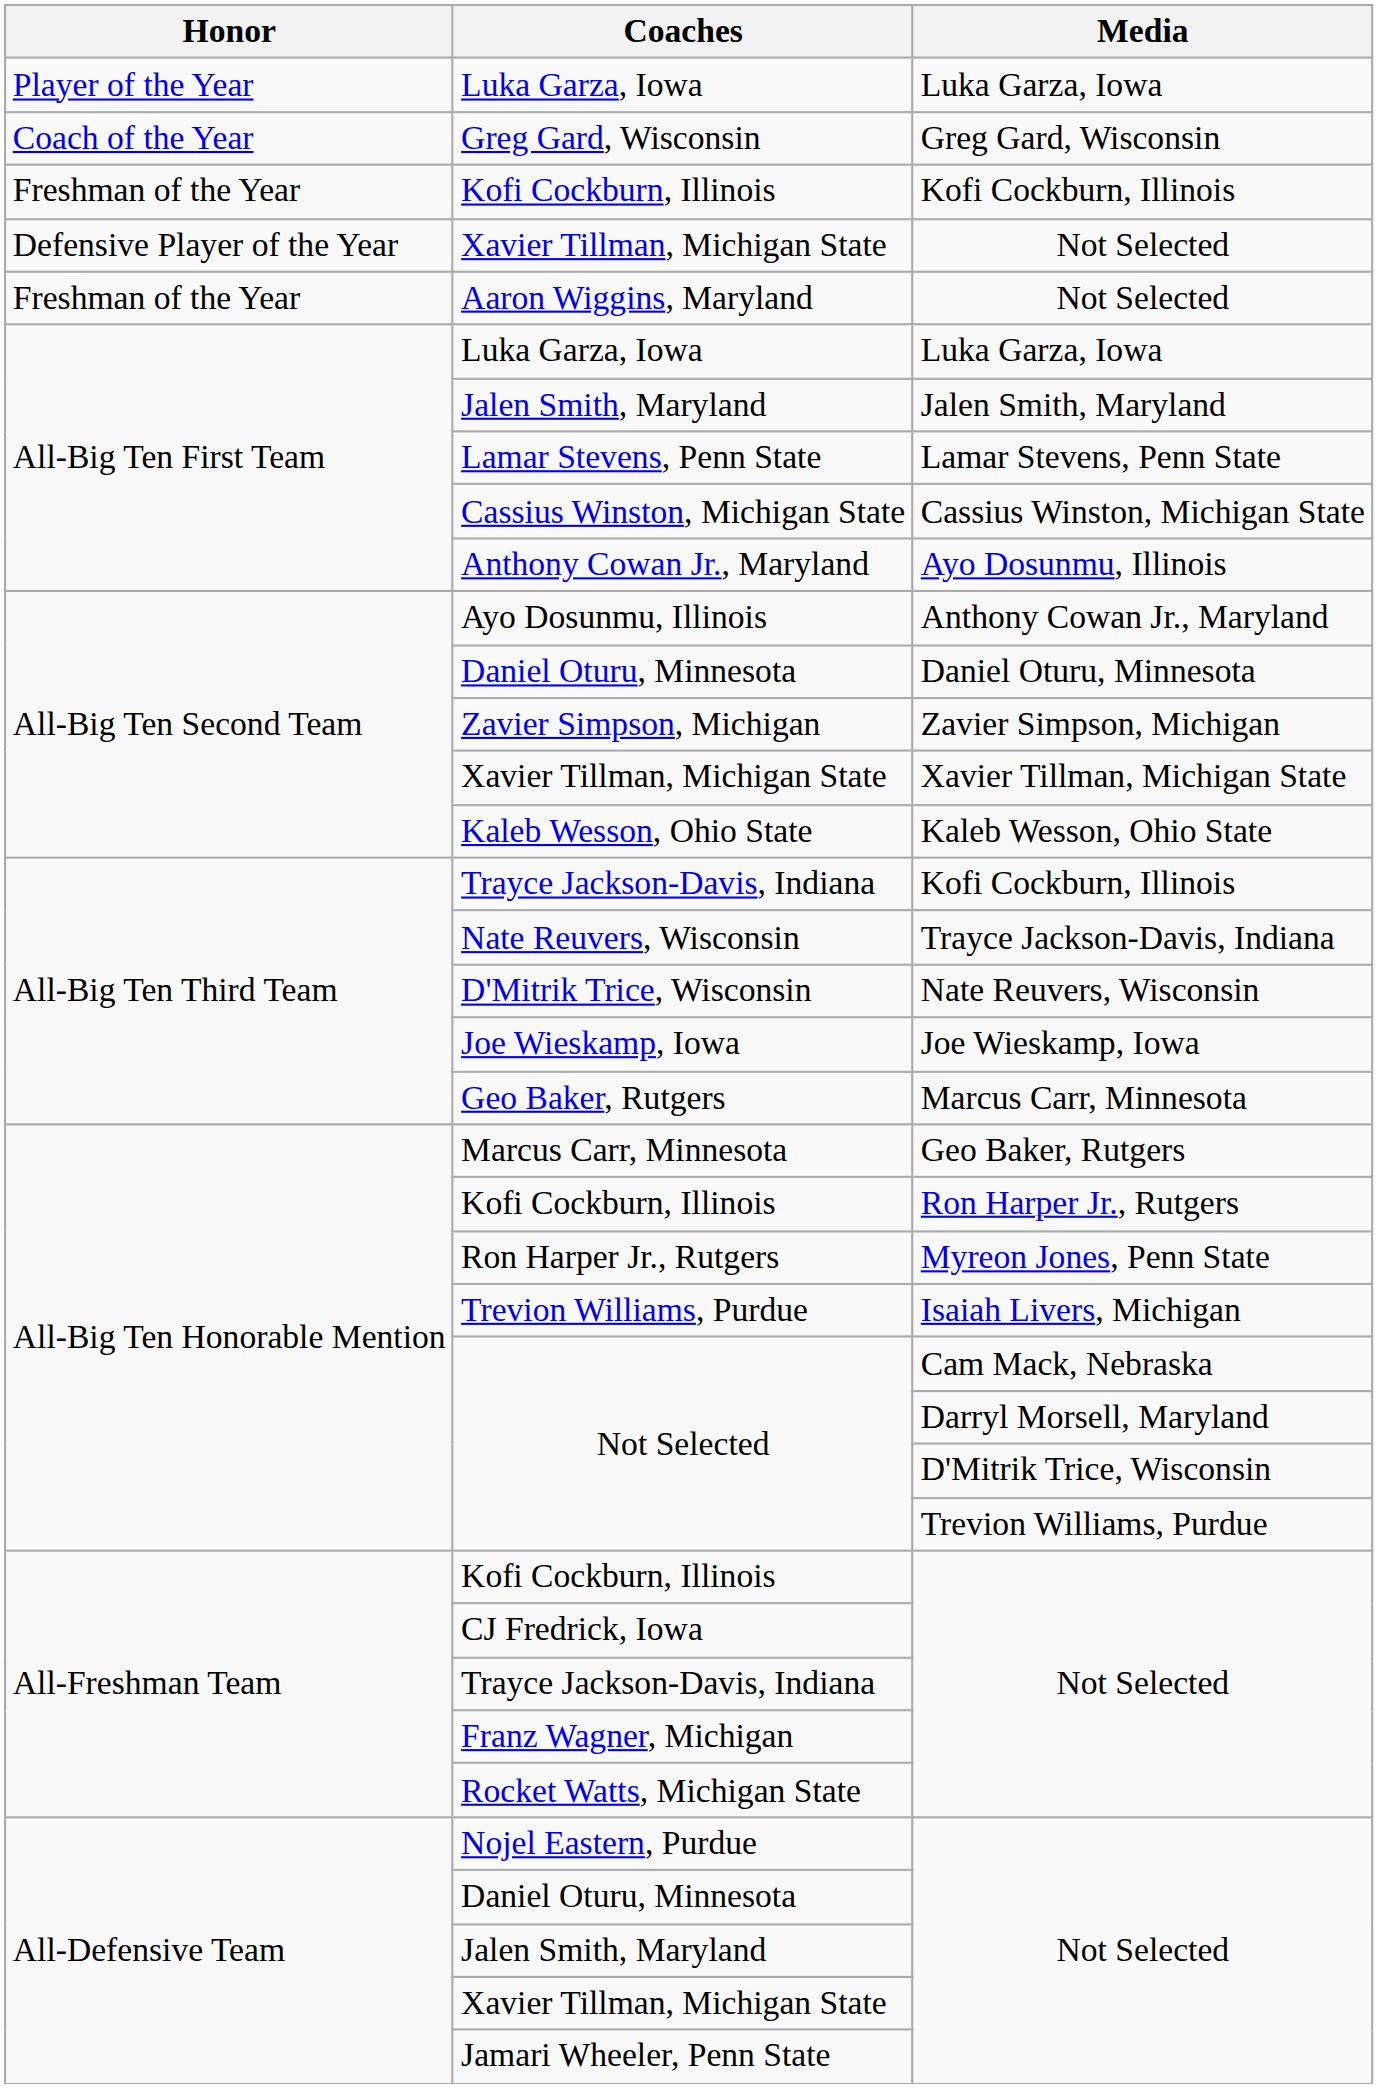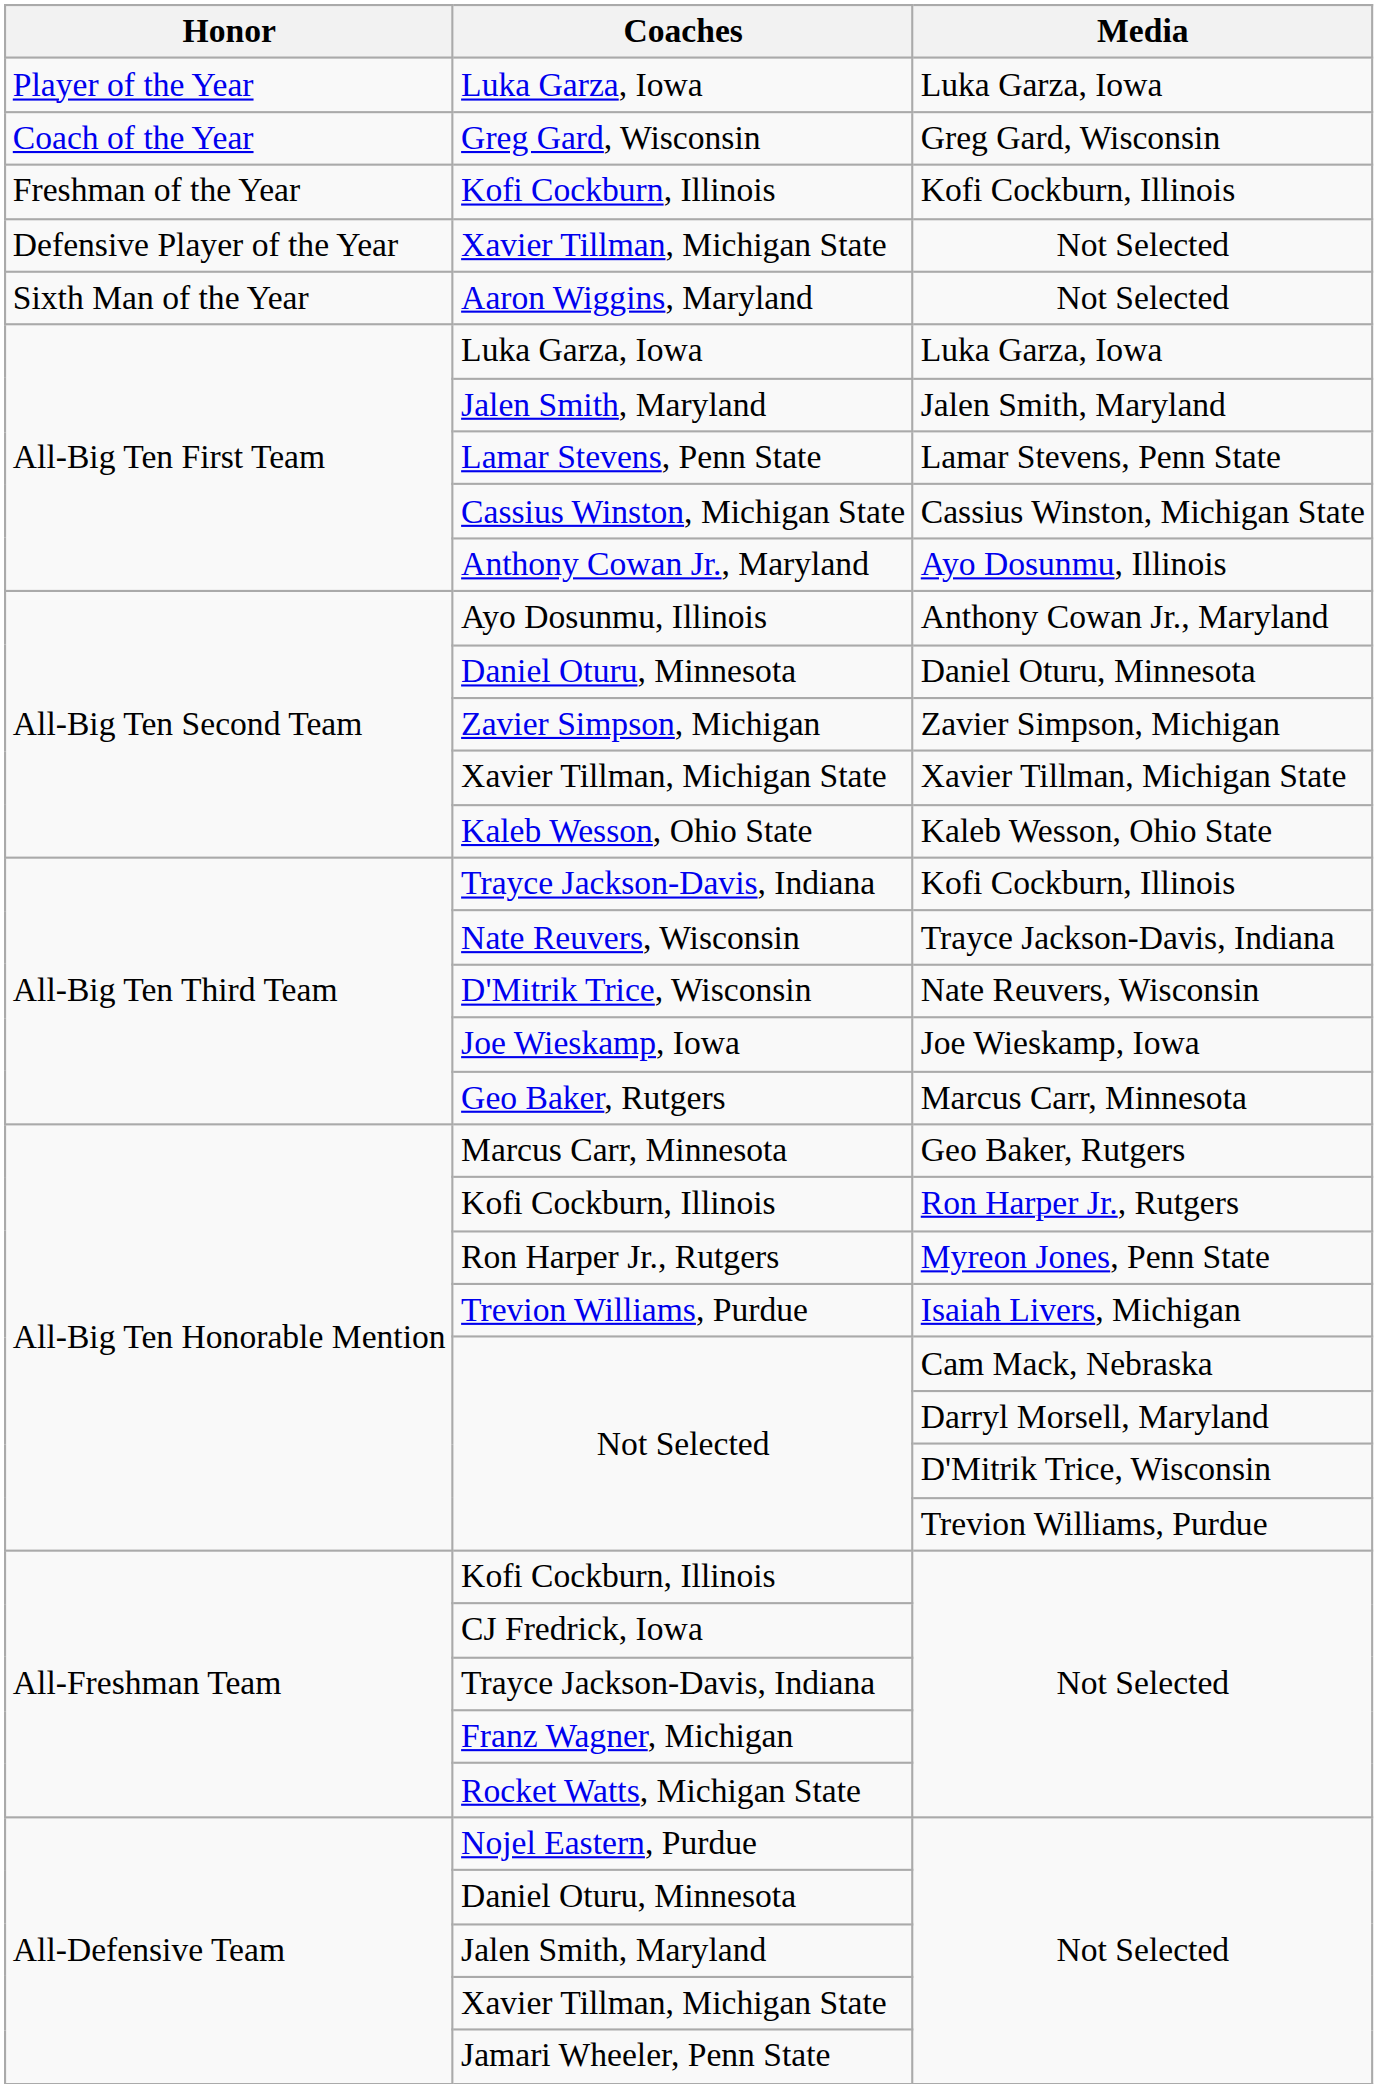(157, 297) Freshman of the Year -> (161, 297) Sixth Man of the Year
